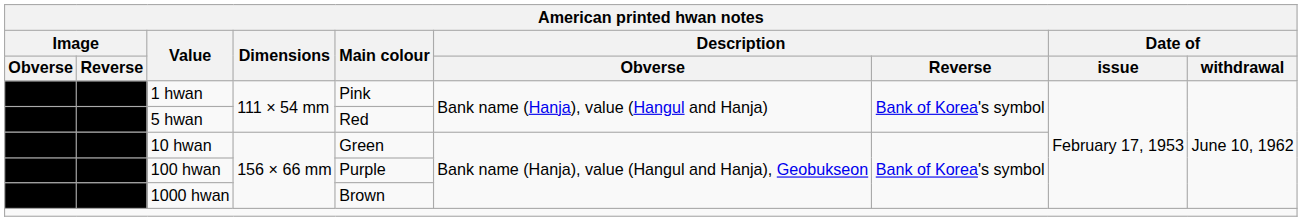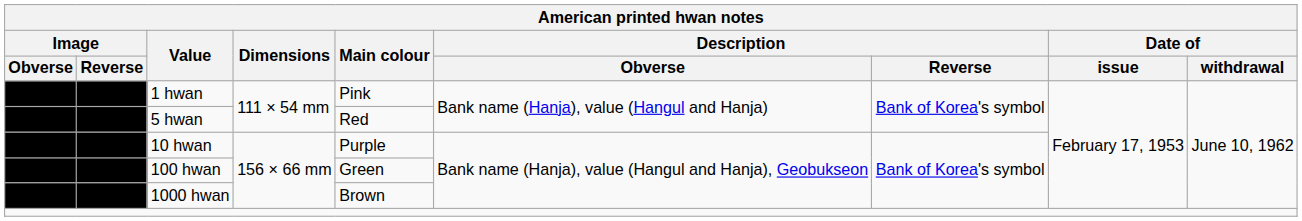(362, 145) Green -> (363, 145) Purple
(363, 171) Purple -> (362, 171) Green
